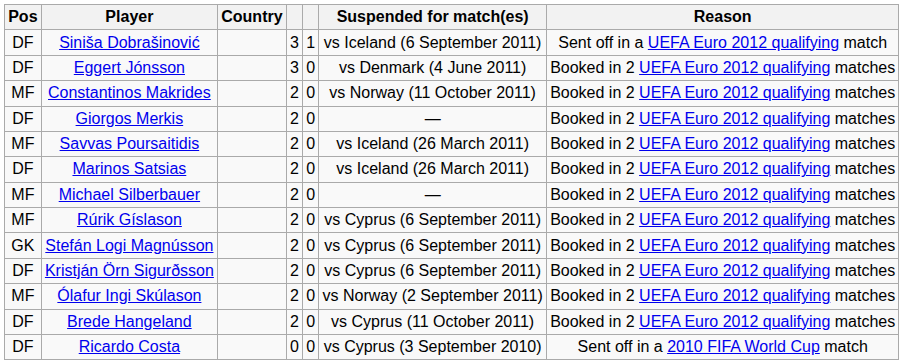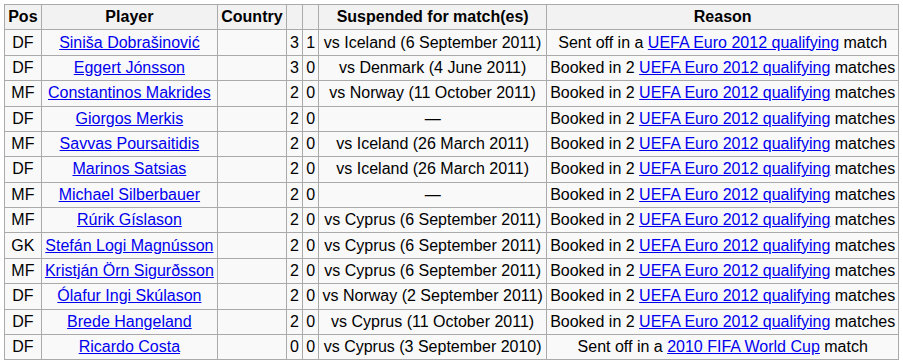(23, 270) DF -> (23, 270) MF
(23, 296) MF -> (23, 296) DF
